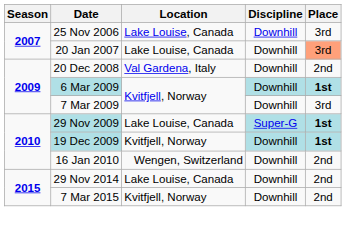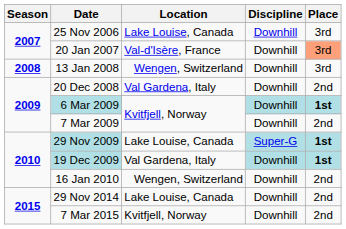(179, 50) Lake Louise, Canada -> (172, 50) Val-d'Isère, France
+ row: (87, 69)
(323, 105) 3rd -> (323, 123) 2nd
(165, 142) Kvitfjell, Norway -> (170, 160) Val Gardena, Italy
